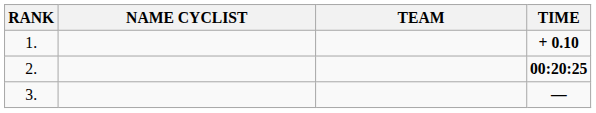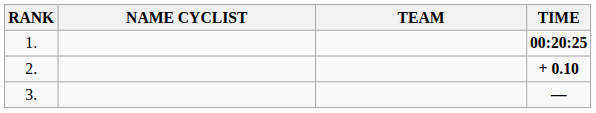(559, 43) + 0.10 -> (559, 43) 00:20:25
(559, 69) 00:20:25 -> (559, 69) + 0.10
